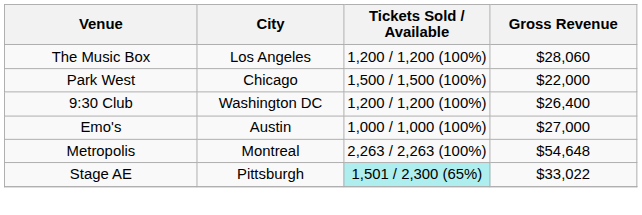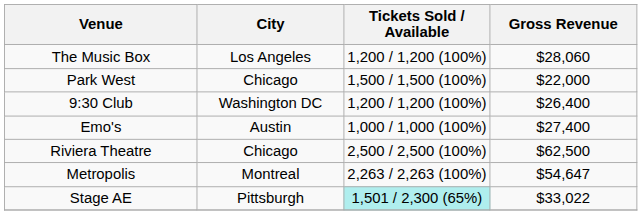(563, 127) $27,000 -> (563, 127) $27,400
+ row: (101, 151)
(563, 151) $54,648 -> (563, 174) $54,647
